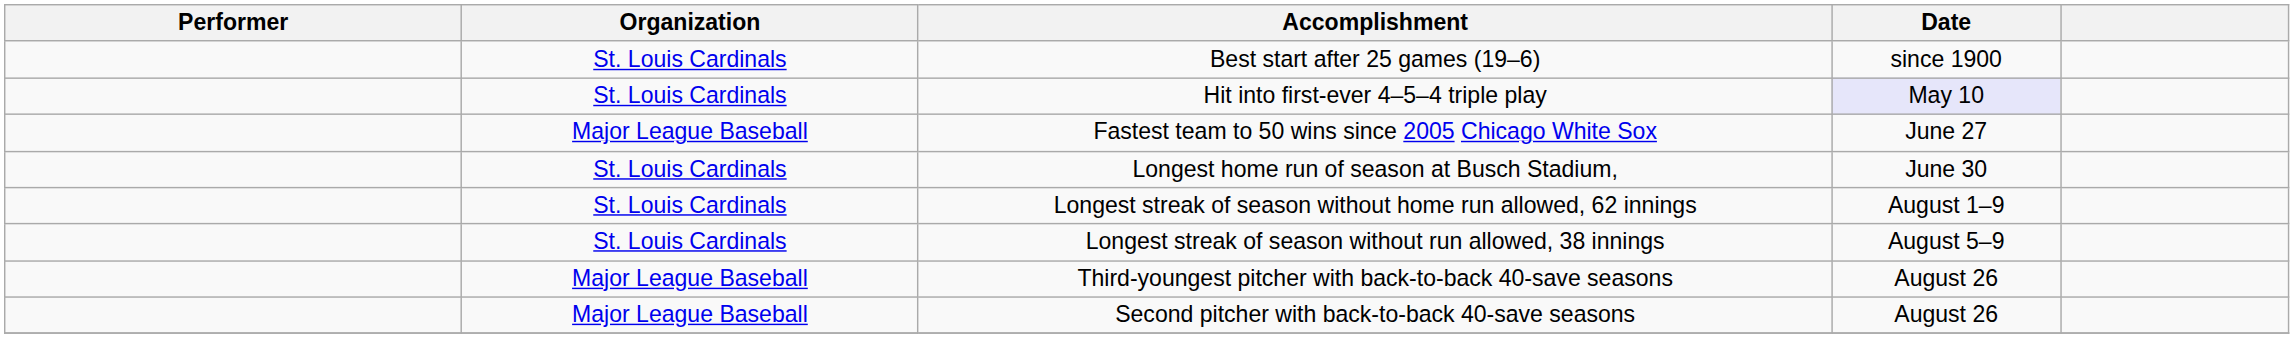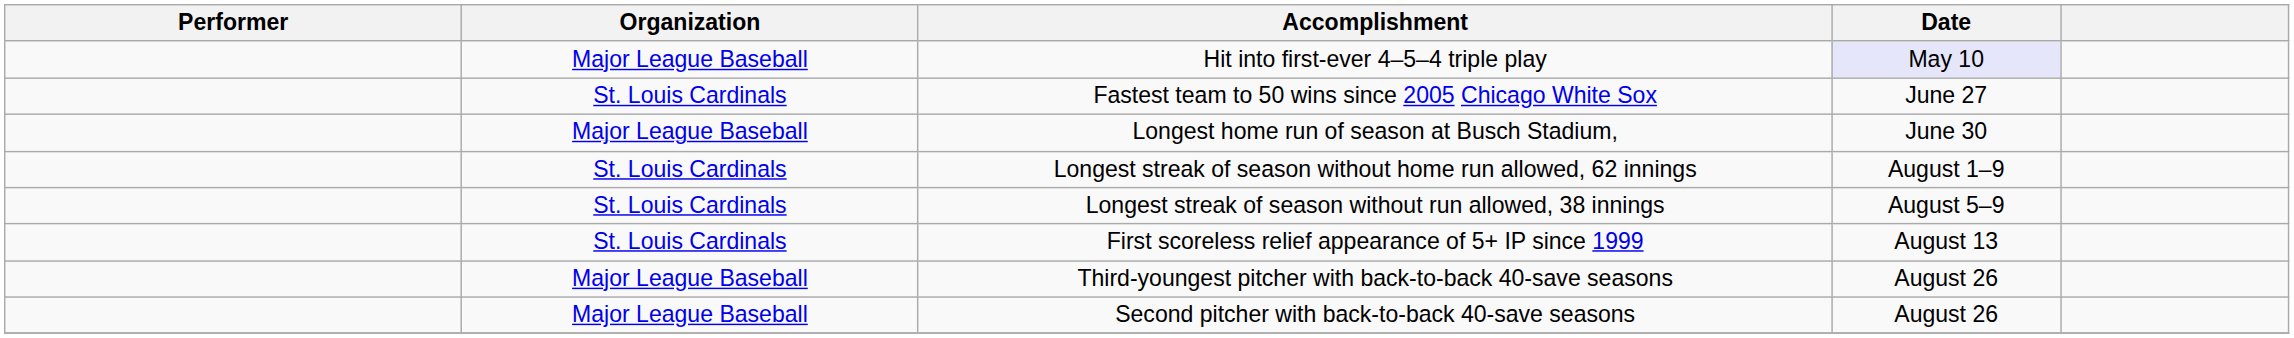- row: (1375, 59)
(690, 95) St. Louis Cardinals -> (690, 59) Major League Baseball
(690, 132) Major League Baseball -> (690, 95) St. Louis Cardinals
(690, 168) St. Louis Cardinals -> (690, 132) Major League Baseball
+ row: (1375, 242)
